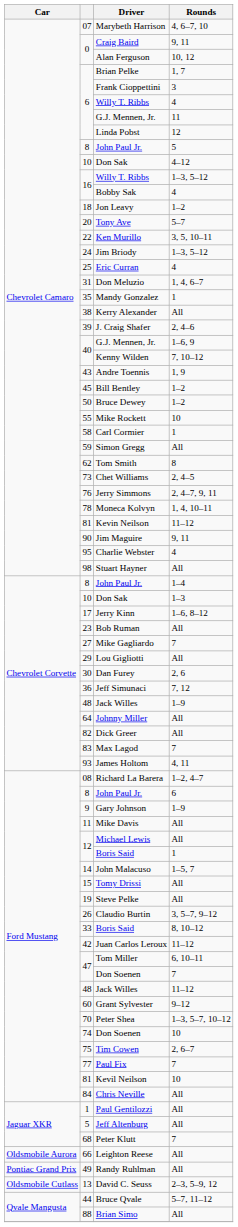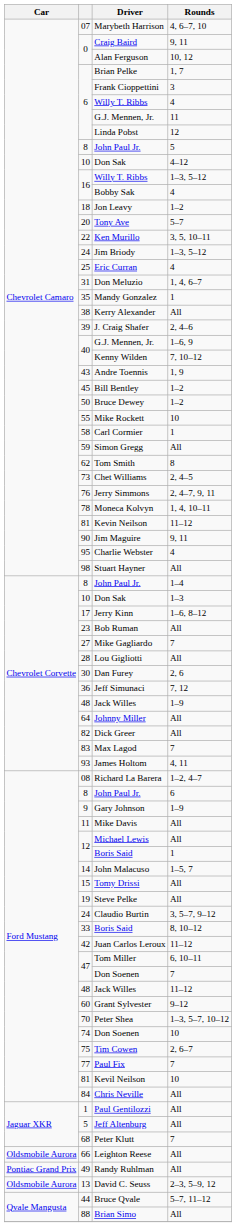(87, 658) 29 -> (85, 658) 28
(87, 913) 26 -> (85, 913) 24
(42, 1184) Oldsmobile Cutlass -> (42, 1184) Oldsmobile Aurora
